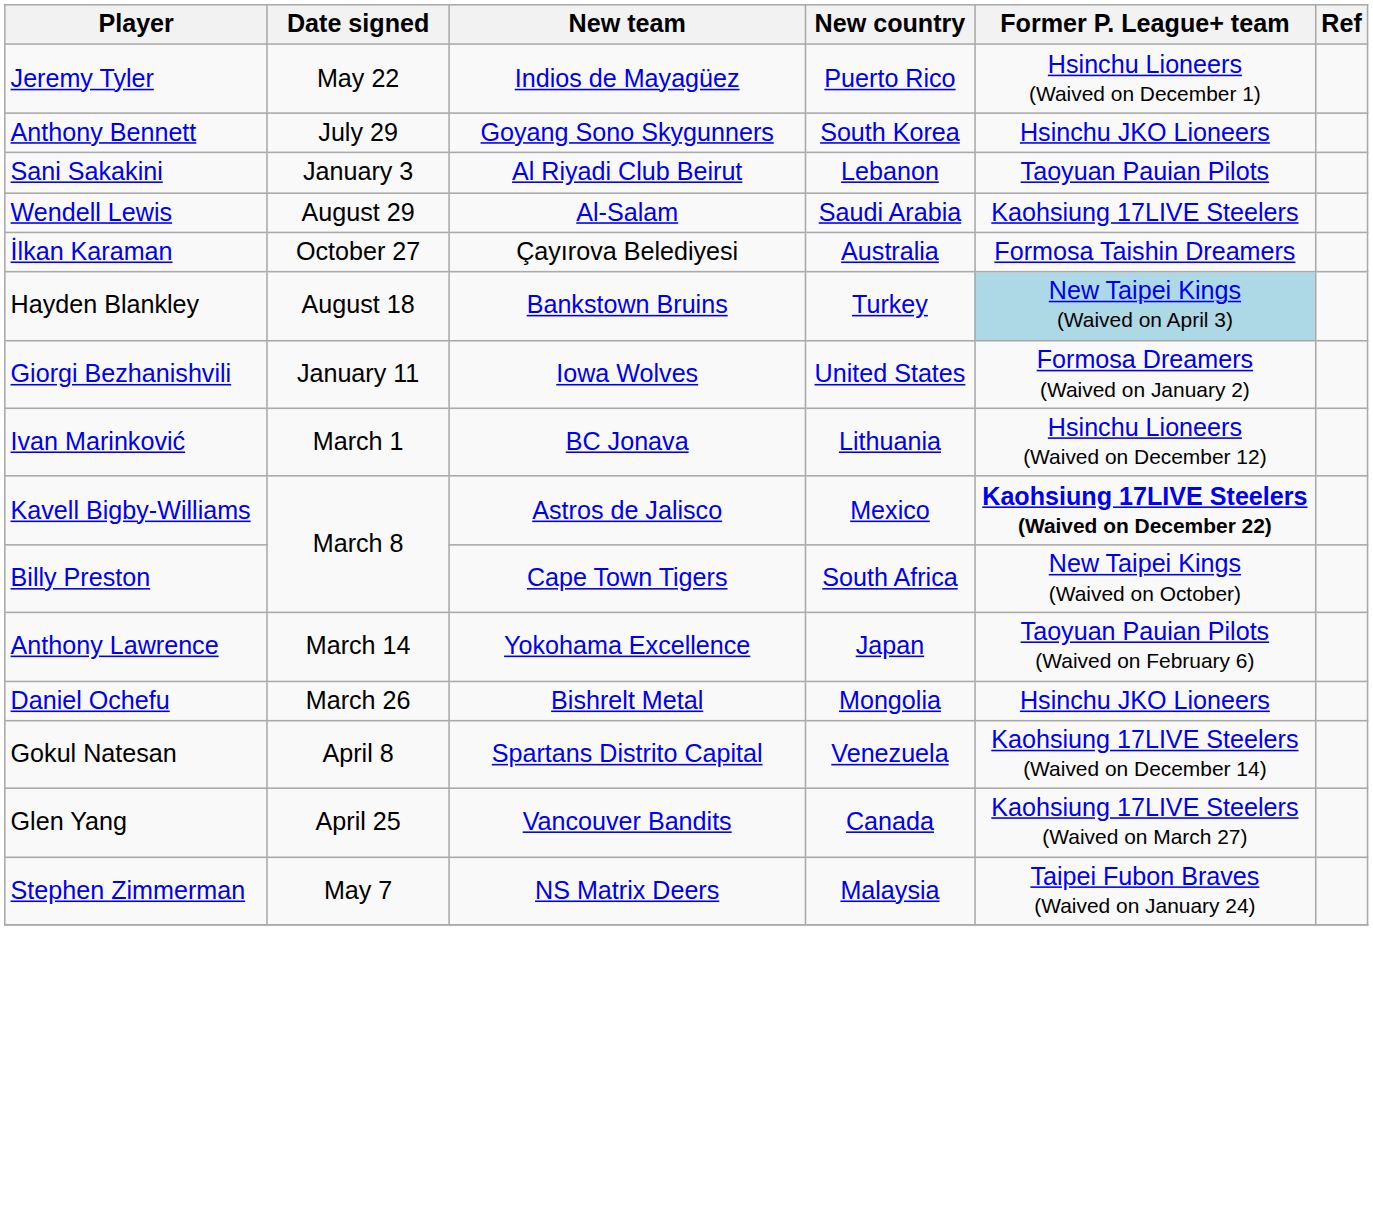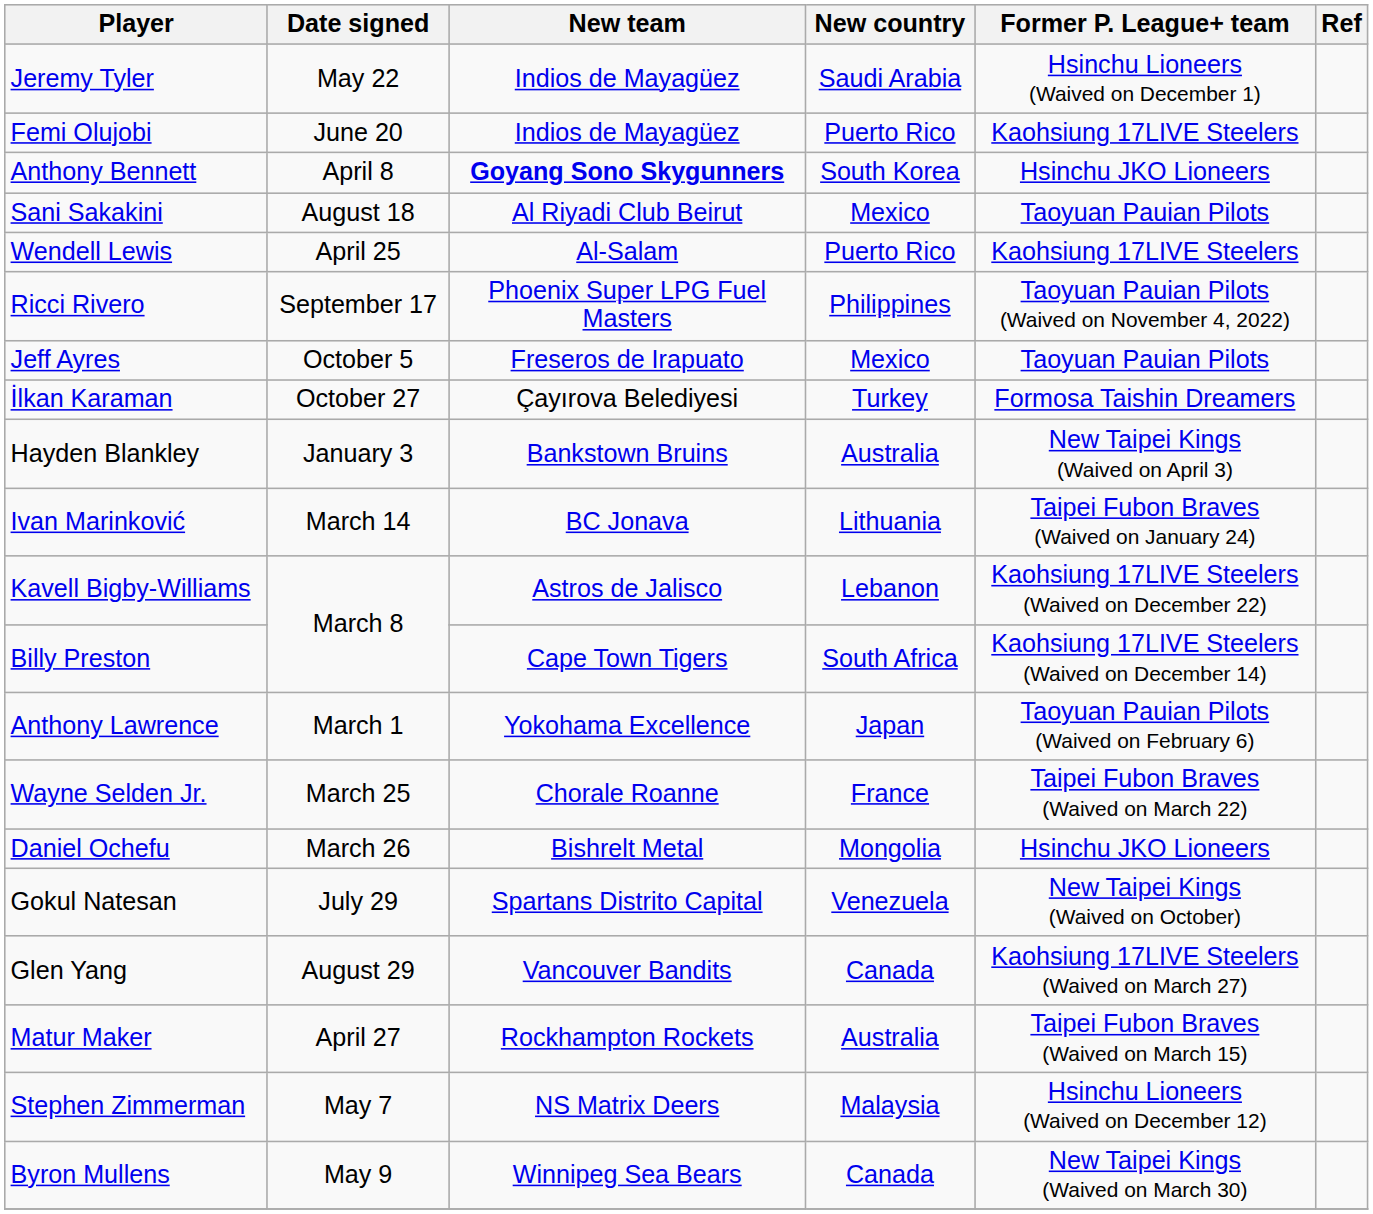(890, 78) Puerto Rico -> (890, 78) Saudi Arabia
+ row: (81, 132)
(358, 132) July 29 -> (358, 172) April 8
(627, 132) normal -> (627, 172) bold
(358, 172) January 3 -> (358, 212) August 18
(890, 172) Lebanon -> (890, 212) Mexico
(358, 212) August 29 -> (358, 251) April 25
(890, 212) Saudi Arabia -> (890, 251) Puerto Rico
+ row: (78, 305)
+ row: (65, 359)
(890, 251) Australia -> (890, 399) Turkey
(358, 305) August 18 -> (358, 453) January 3
(890, 305) Turkey -> (890, 453) Australia
(1145, 305) lightblue background -> (1145, 453) no background
- row: (121, 373)
(358, 442) March 1 -> (358, 521) March 14
(1145, 442) Hsinchu Lioneers (Waived on December 12) -> (1145, 521) Taipei Fubon Braves (Waived on January 24)
(890, 510) Mexico -> (890, 589) Lebanon
(1145, 510) bold -> (1145, 589) normal
(1145, 578) New Taipei Kings (Waived on October) -> (1145, 657) Kaohsiung 17LIVE Steelers (Waived on December 14)
(358, 646) March 14 -> (358, 726) March 1
+ row: (109, 794)
(358, 754) April 8 -> (358, 902) July 29
(1145, 754) Kaohsiung 17LIVE Steelers (Waived on December 14) -> (1145, 902) New Taipei Kings (Waived on October)
(358, 822) April 25 -> (358, 970) August 29
+ row: (81, 1038)
(1145, 890) Taipei Fubon Braves (Waived on January 24) -> (1145, 1106) Hsinchu Lioneers (Waived on December 12)
+ row: (90, 1174)
